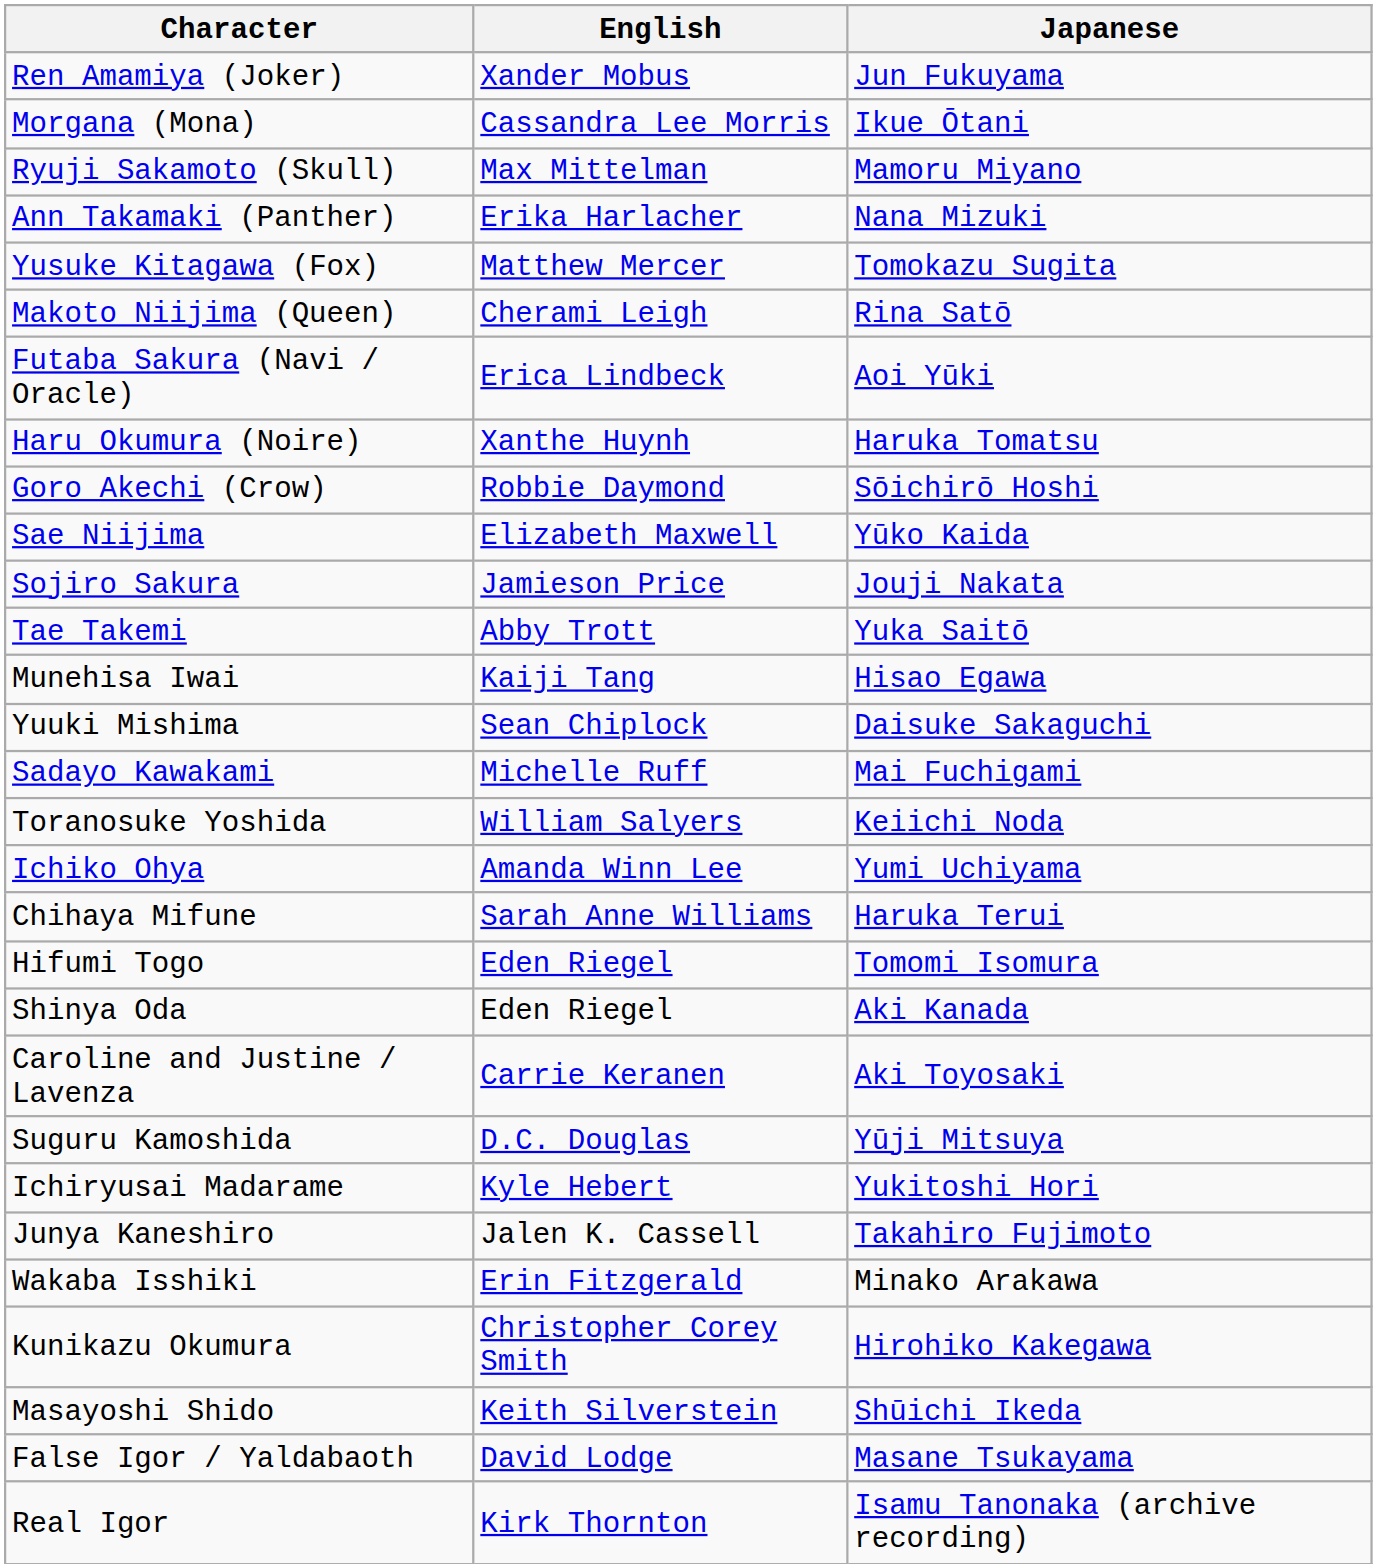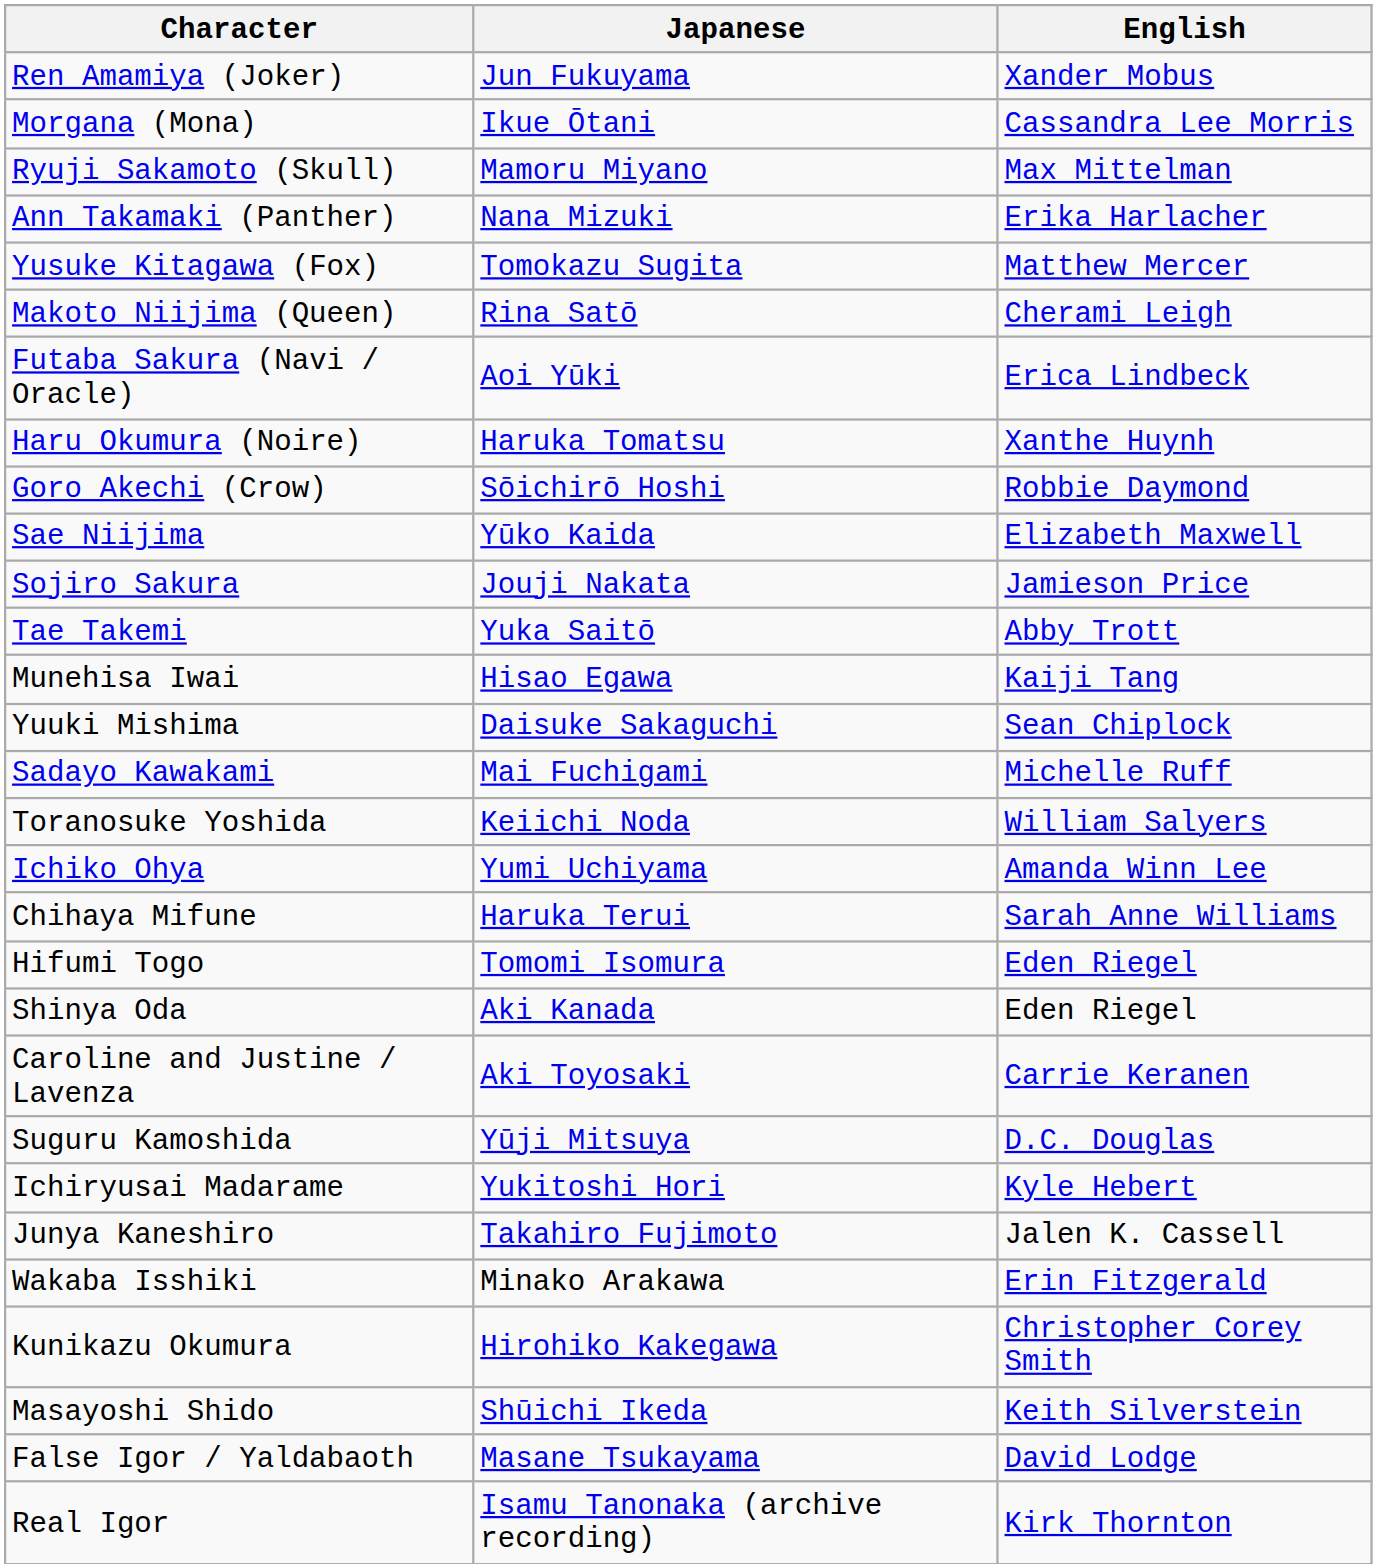columns swapped: (1109, 29) <-> (660, 29)
